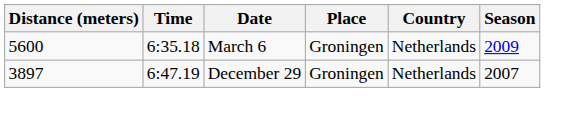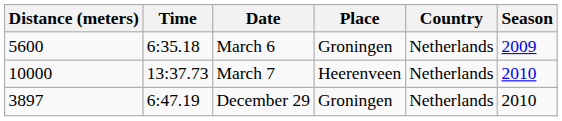+ row: (246, 73)
(502, 73) 2007 -> (519, 101) 2010
